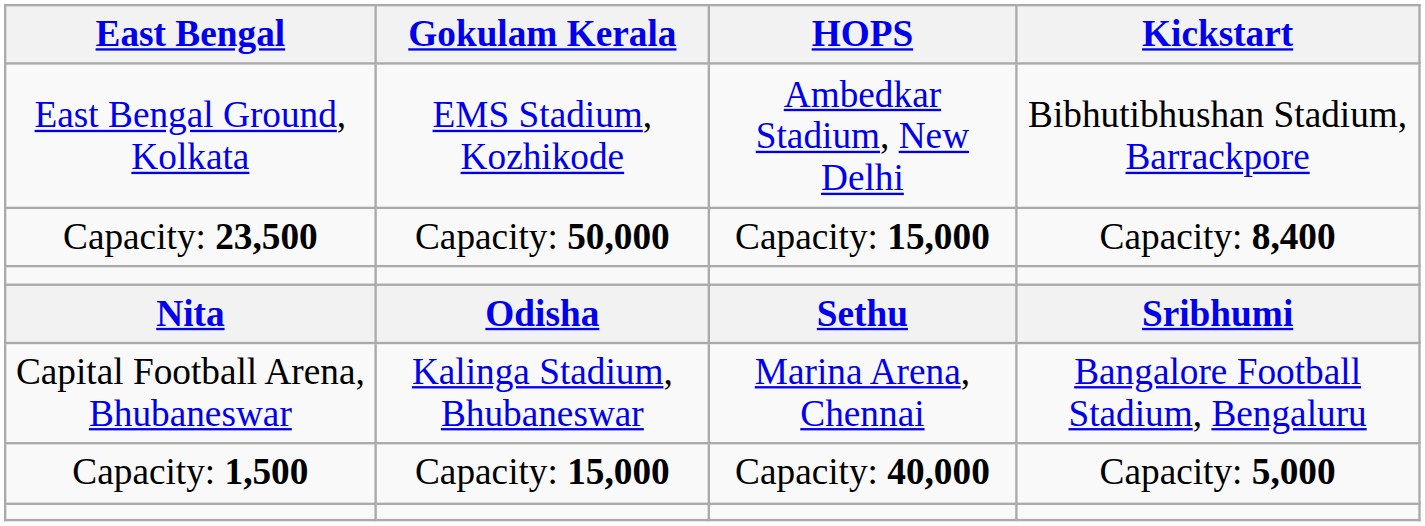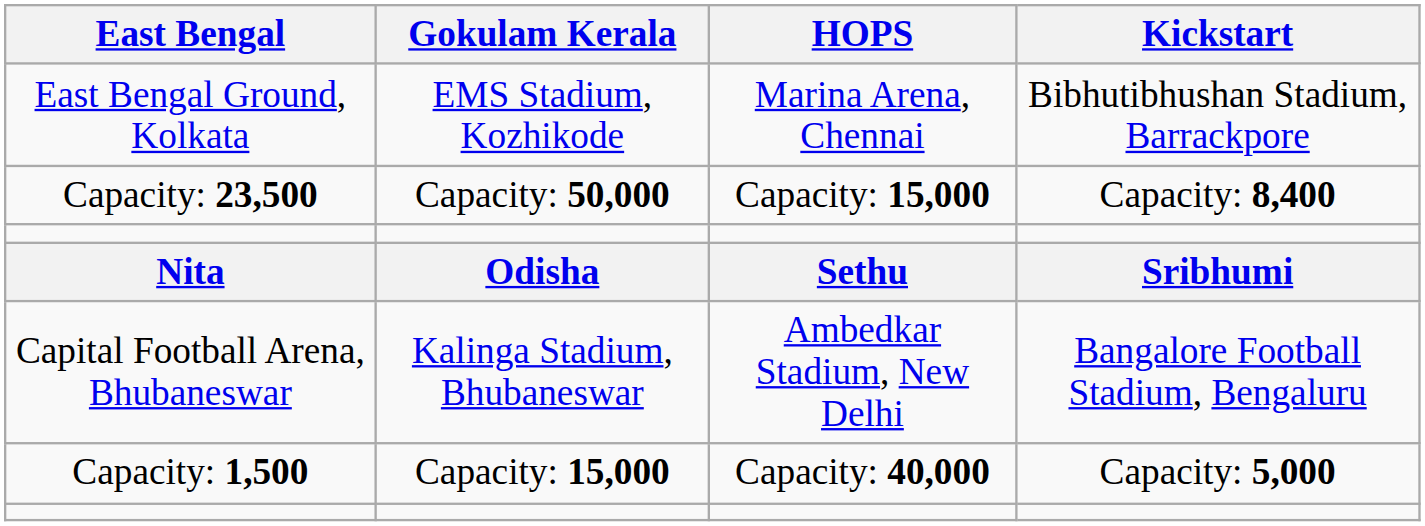(862, 135) Ambedkar Stadium, New Delhi -> (862, 114) Marina Arena, Chennai
(862, 392) Marina Arena, Chennai -> (862, 371) Ambedkar Stadium, New Delhi
